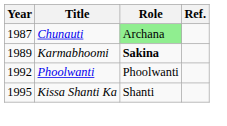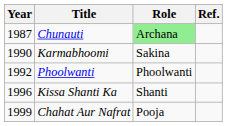(20, 53) 1989 -> (20, 53) 1990
(141, 53) bold -> (153, 53) normal
(20, 92) 1995 -> (20, 92) 1996
+ row: (84, 111)
